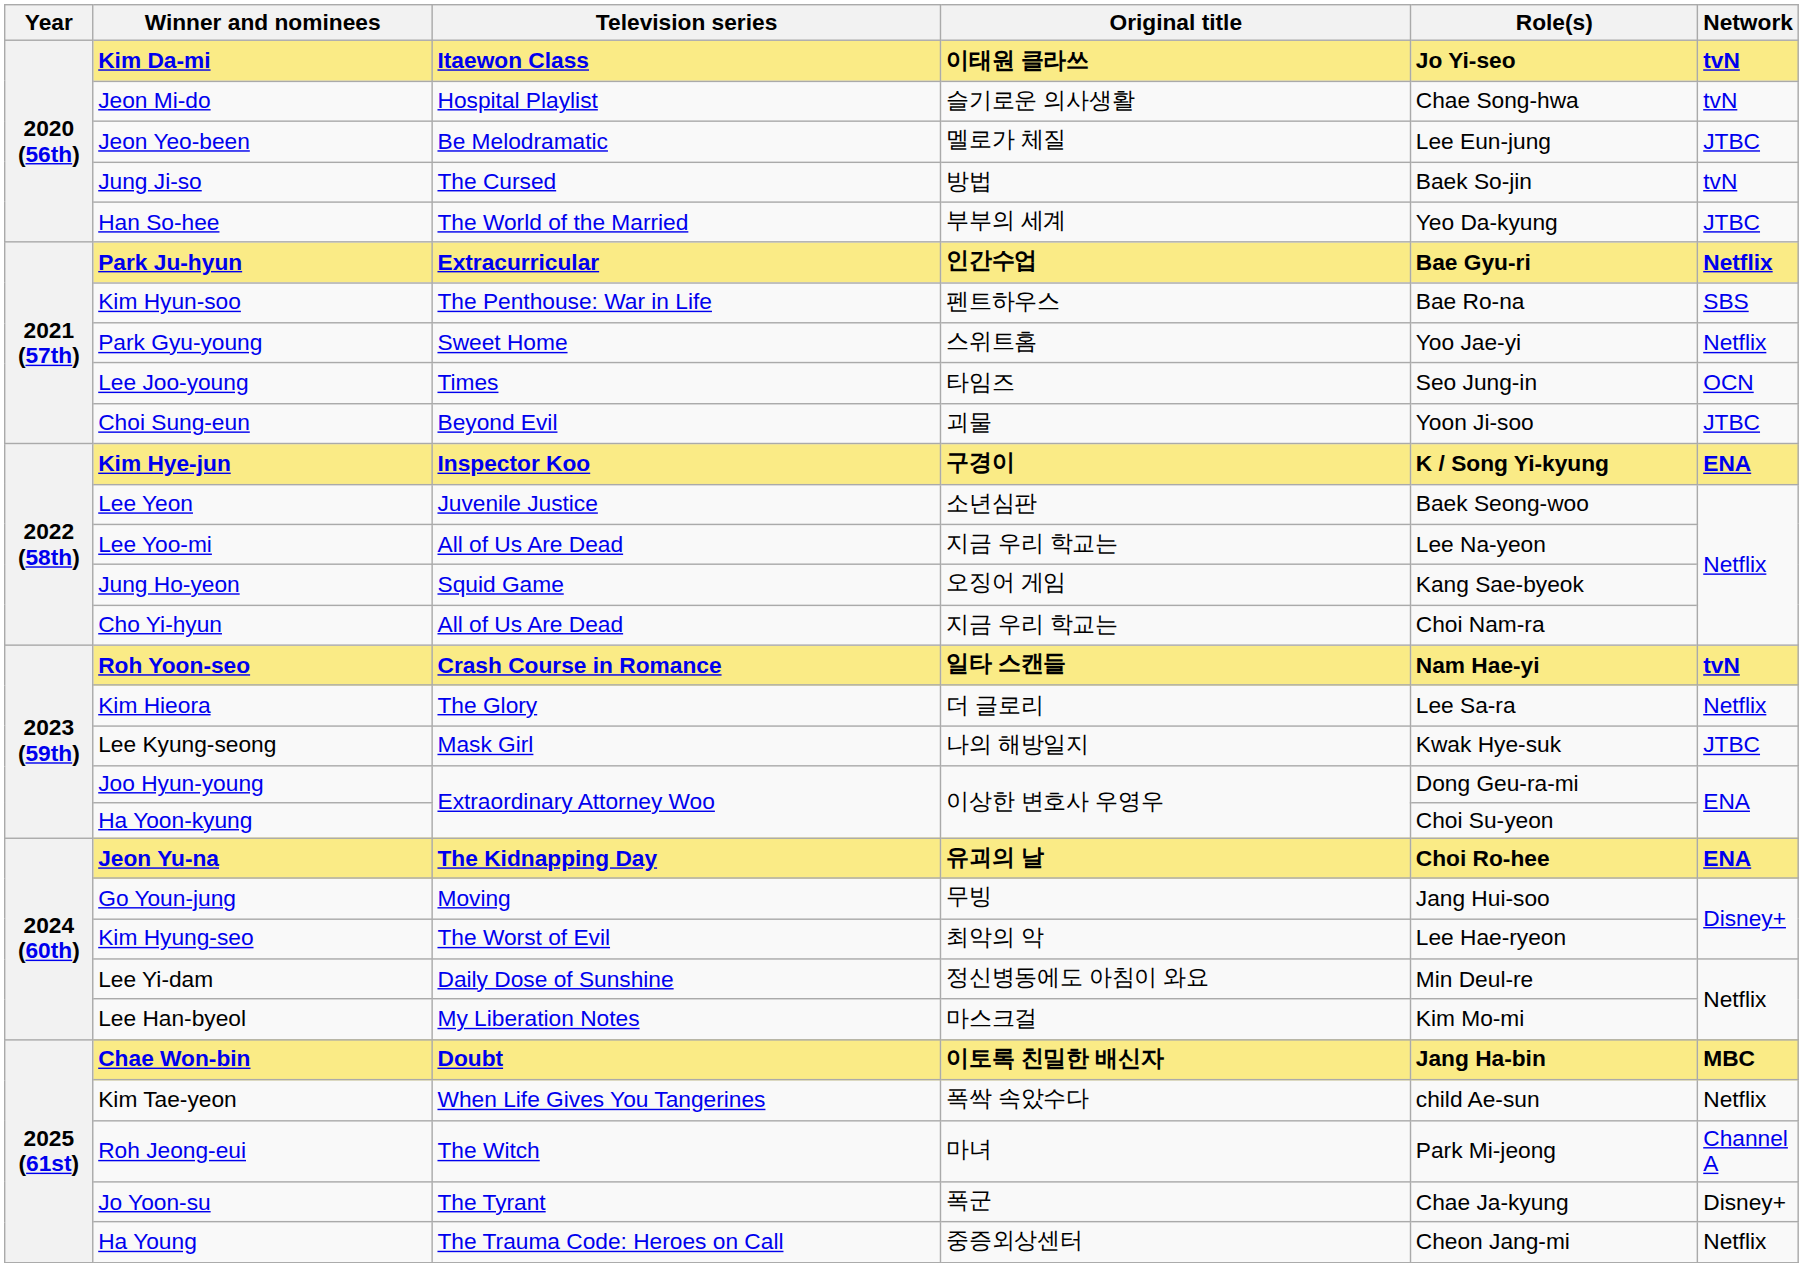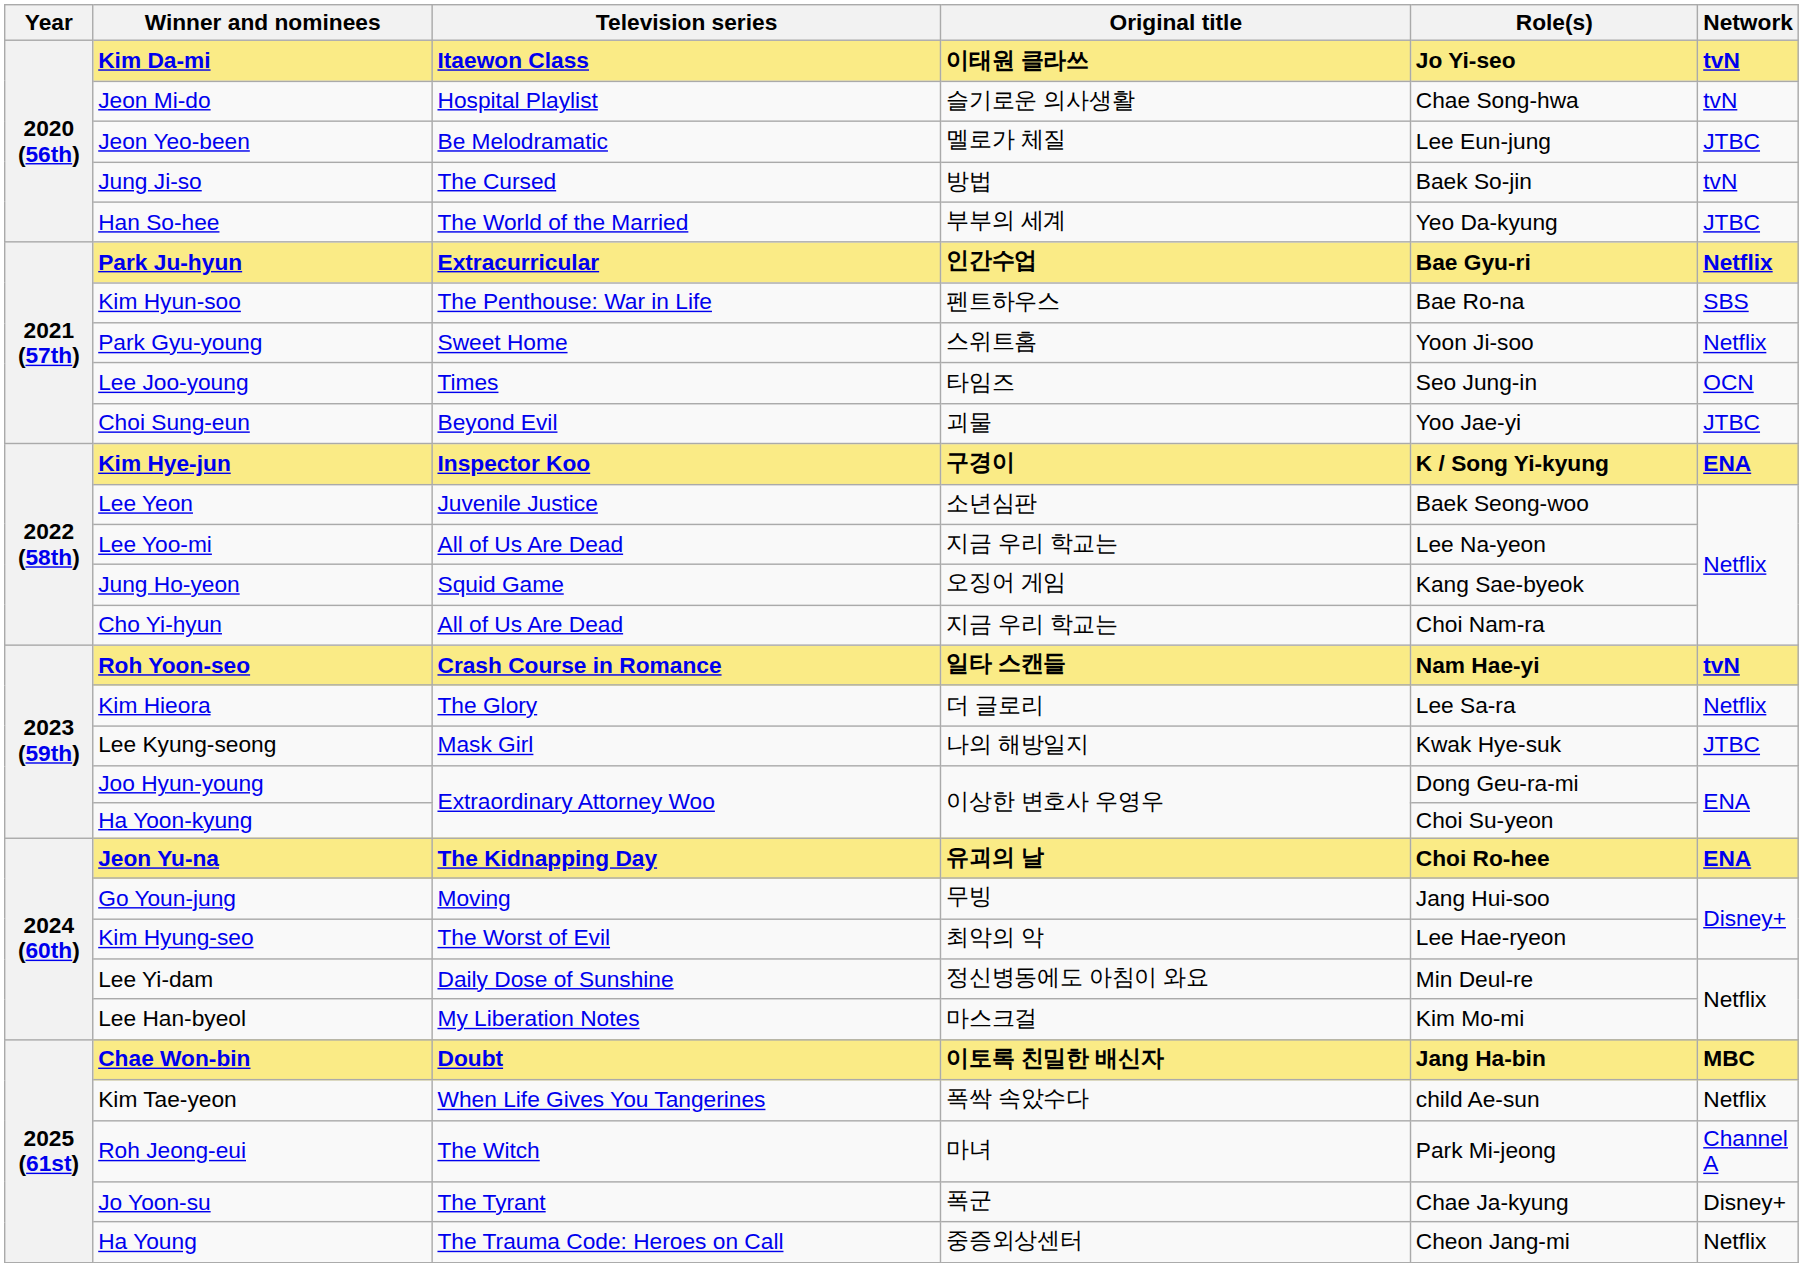(1468, 342) Yoo Jae-yi -> (1475, 342) Yoon Ji-soo
(1475, 423) Yoon Ji-soo -> (1468, 423) Yoo Jae-yi
